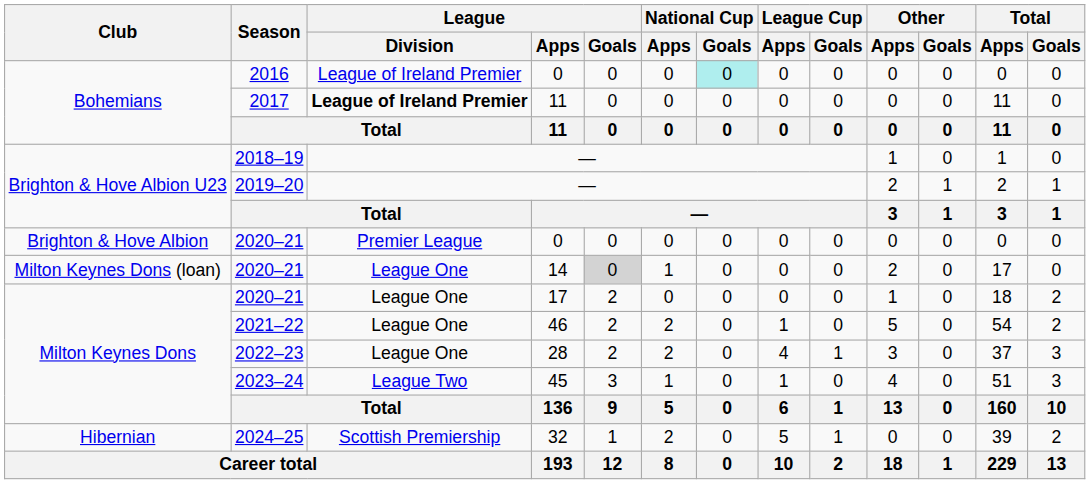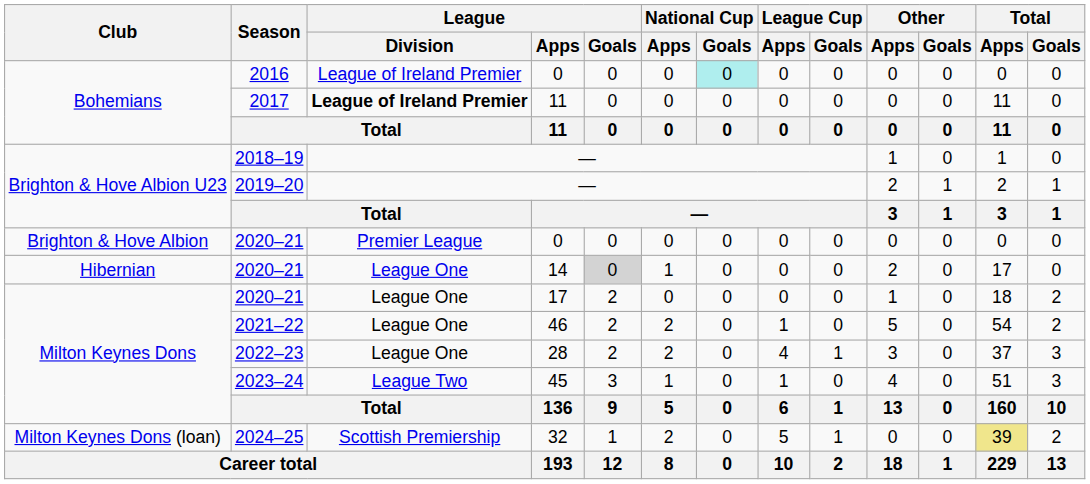(118, 269) Milton Keynes Dons (loan) -> (118, 269) Hibernian
(118, 437) Hibernian -> (118, 437) Milton Keynes Dons (loan)
(1002, 437) no background -> (1002, 437) khaki background
